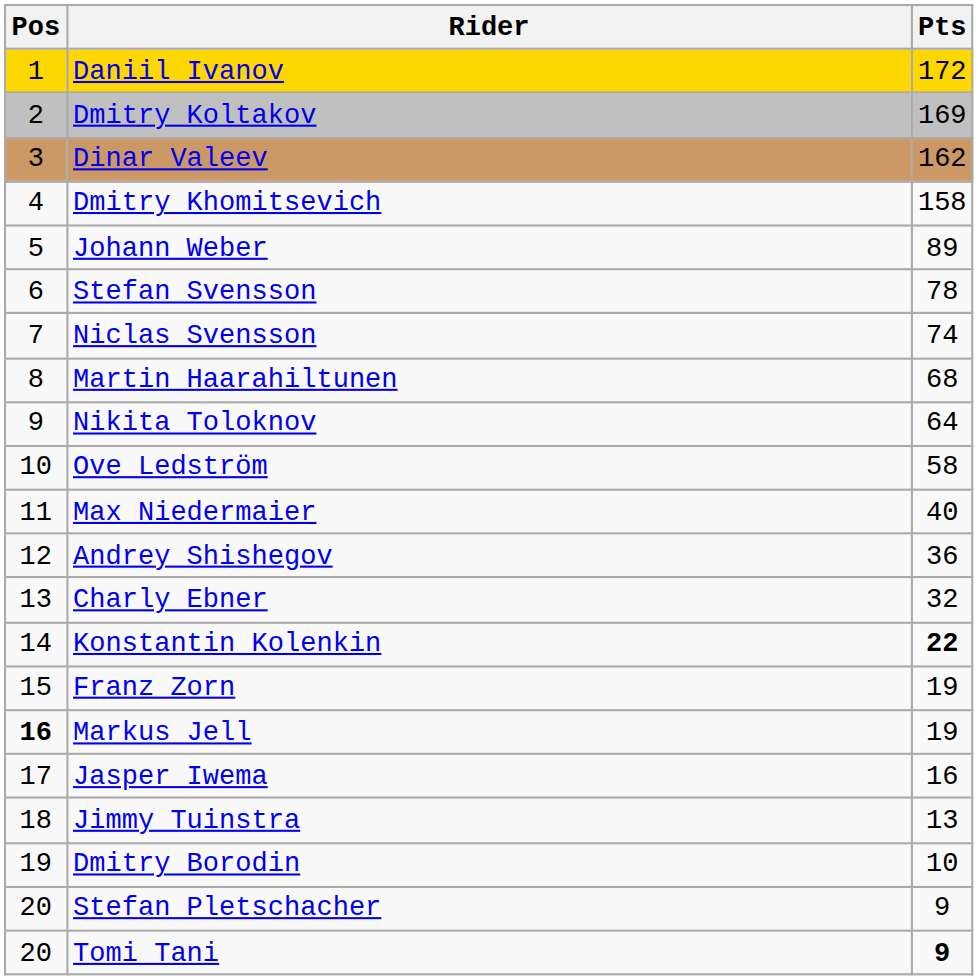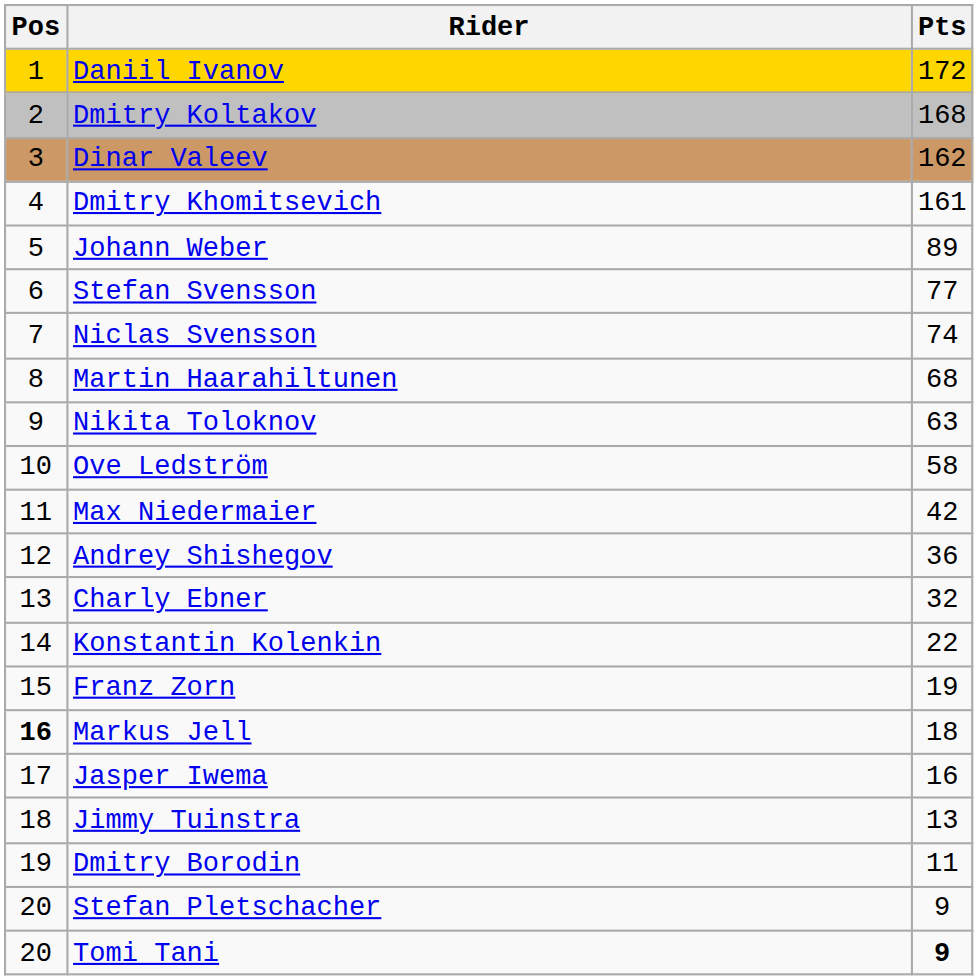(942, 115) 169 -> (942, 115) 168
(942, 203) 158 -> (942, 203) 161
(942, 291) 78 -> (942, 291) 77
(942, 424) 64 -> (942, 424) 63
(942, 512) 40 -> (942, 512) 42
(942, 644) bold -> (942, 644) normal
(942, 732) 19 -> (942, 732) 18
(942, 864) 10 -> (942, 864) 11
